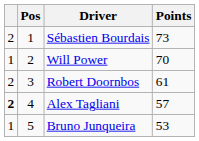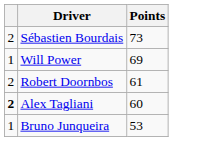- column: (30, 15)
(162, 59) 70 -> (136, 59) 69
(162, 103) 57 -> (136, 103) 60
